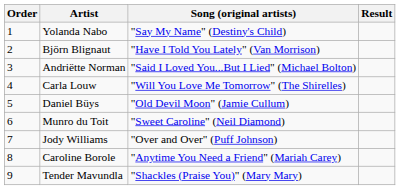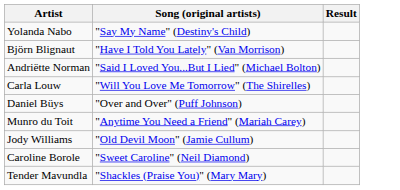- column: (22, 13)
(210, 103) "Old Devil Moon" (Jamie Cullum) -> (168, 103) "Over and Over" (Puff Johnson)
(208, 121) "Sweet Caroline" (Neil Diamond) -> (200, 121) "Anytime You Need a Friend" (Mariah Carey)
(204, 139) "Over and Over" (Puff Johnson) -> (174, 139) "Old Devil Moon" (Jamie Cullum)
(236, 157) "Anytime You Need a Friend" (Mariah Carey) -> (172, 157) "Sweet Caroline" (Neil Diamond)
